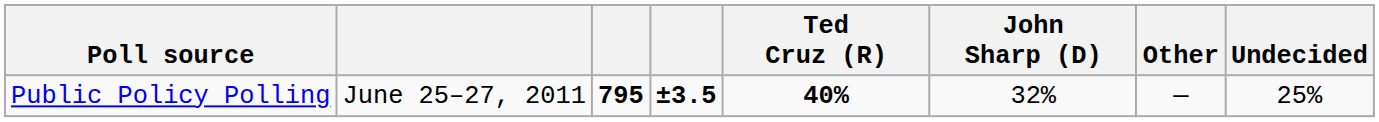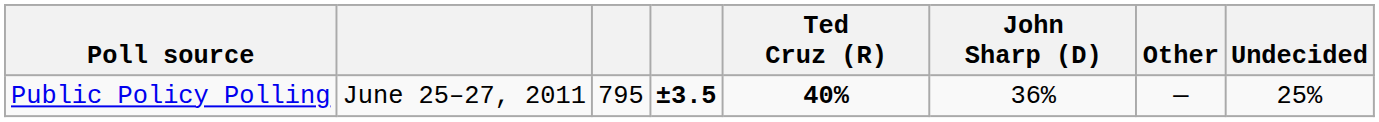(621, 96) bold -> (621, 96) normal
(1033, 96) 32% -> (1033, 96) 36%
